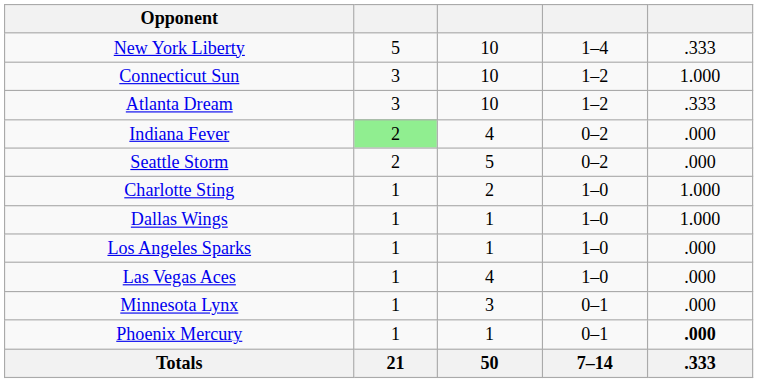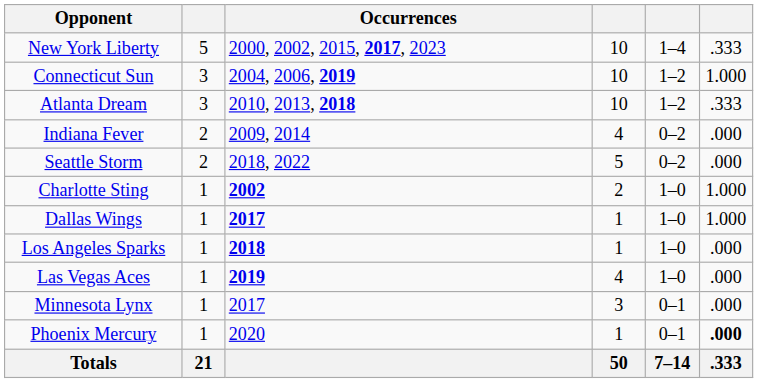+ column: (408, 18)
(396, 133) lightgreen background -> (204, 133) no background
